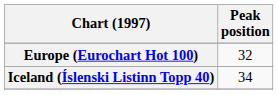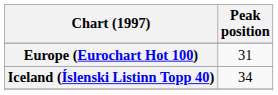(245, 54) 32 -> (245, 54) 31
